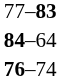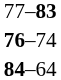rows swapped: (30, 40) <-> (30, 69)
